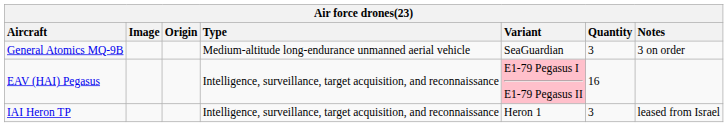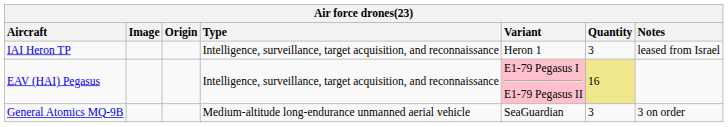rows swapped: (39, 112) <-> (65, 50)
(594, 81) no background -> (594, 81) khaki background
